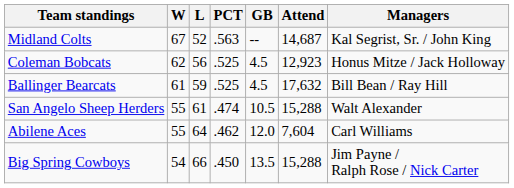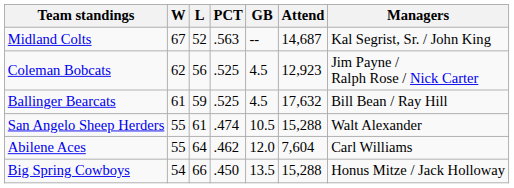(418, 62) Honus Mitze / Jack Holloway -> (405, 70) Jim Payne / Ralph Rose / Nick Carter
(405, 162) Jim Payne / Ralph Rose / Nick Carter -> (418, 170) Honus Mitze / Jack Holloway
